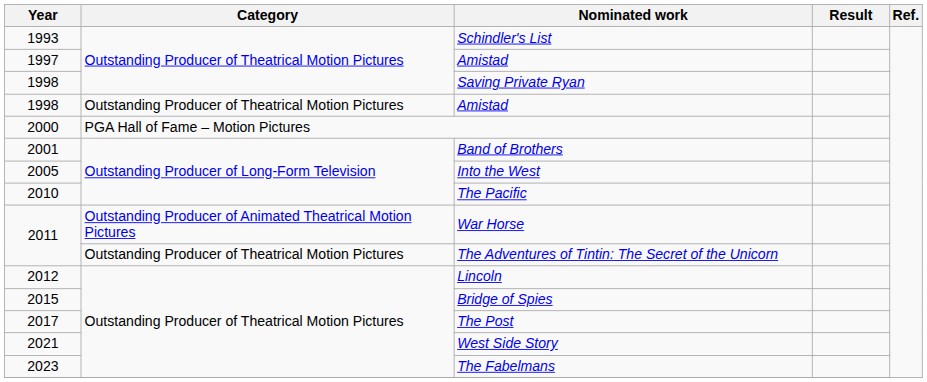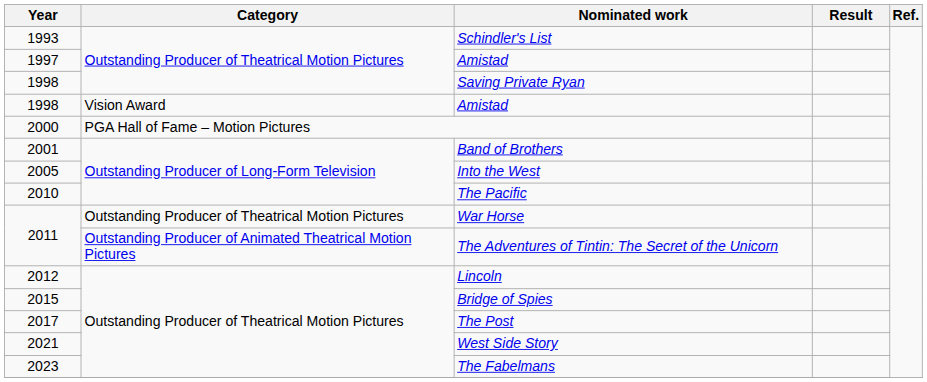(244, 104) Outstanding Producer of Theatrical Motion Pictures -> (125, 104) Vision Award
(248, 224) Outstanding Producer of Animated Theatrical Motion Pictures -> (244, 216) Outstanding Producer of Theatrical Motion Pictures
(244, 254) Outstanding Producer of Theatrical Motion Pictures -> (248, 246) Outstanding Producer of Animated Theatrical Motion Pictures
